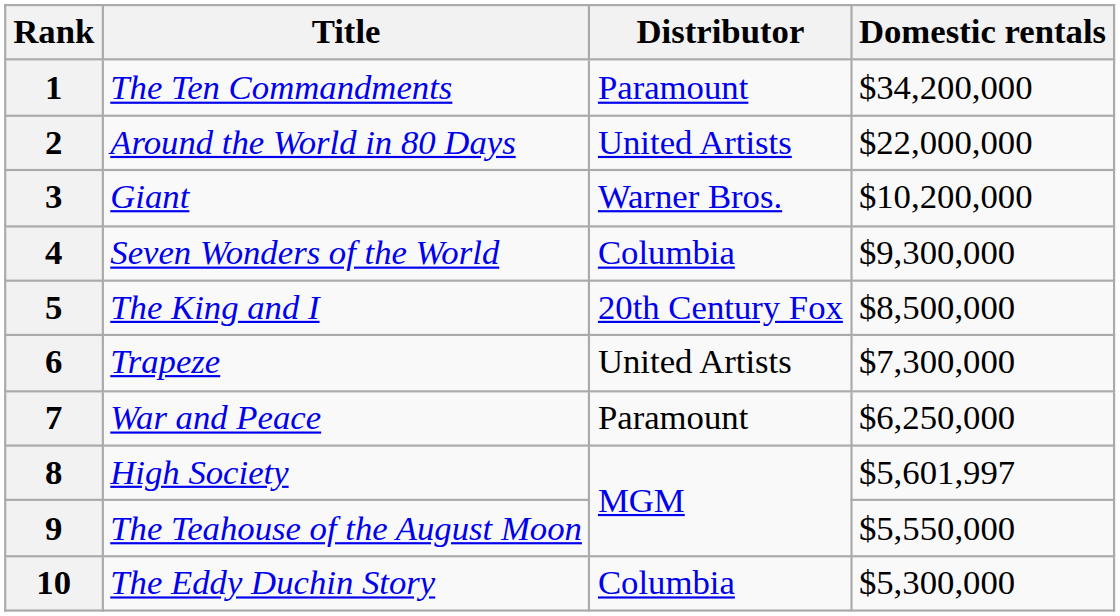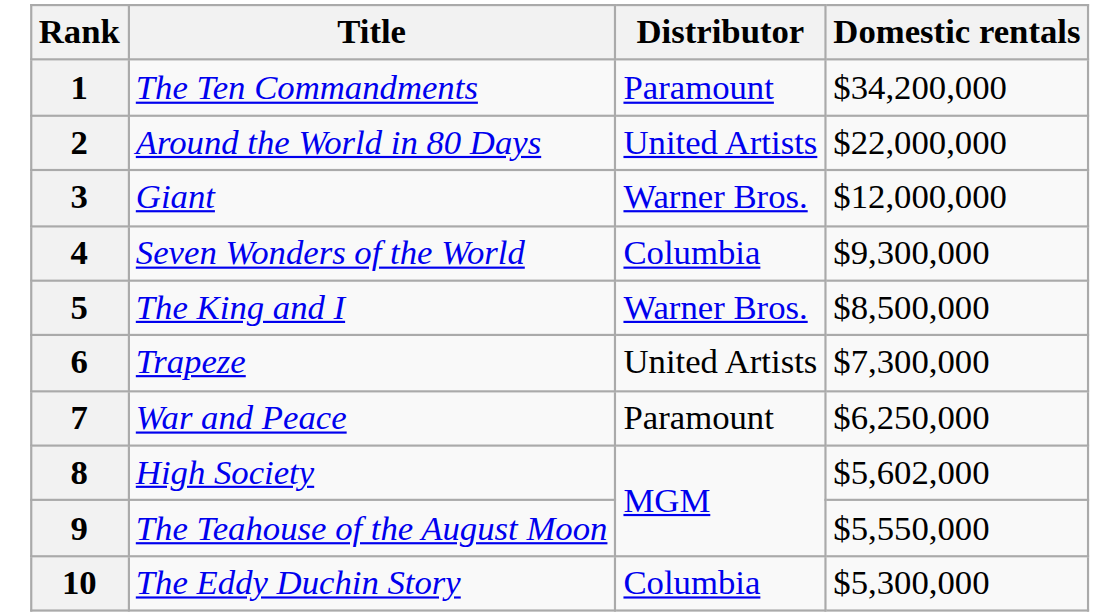(946, 197) $10,200,000 -> (920, 197) $12,000,000
(720, 307) 20th Century Fox -> (716, 307) Warner Bros.
(937, 472) $5,601,997 -> (911, 472) $5,602,000
